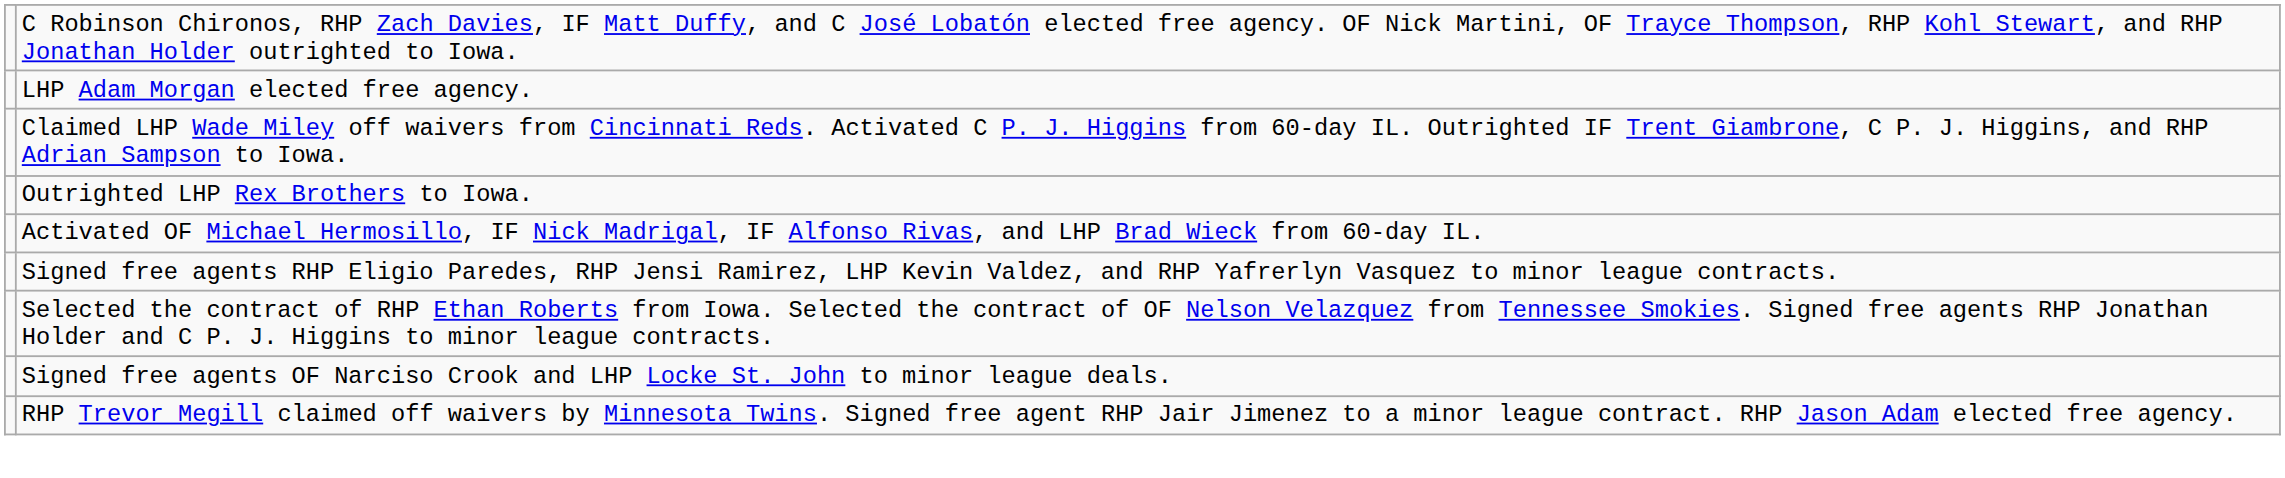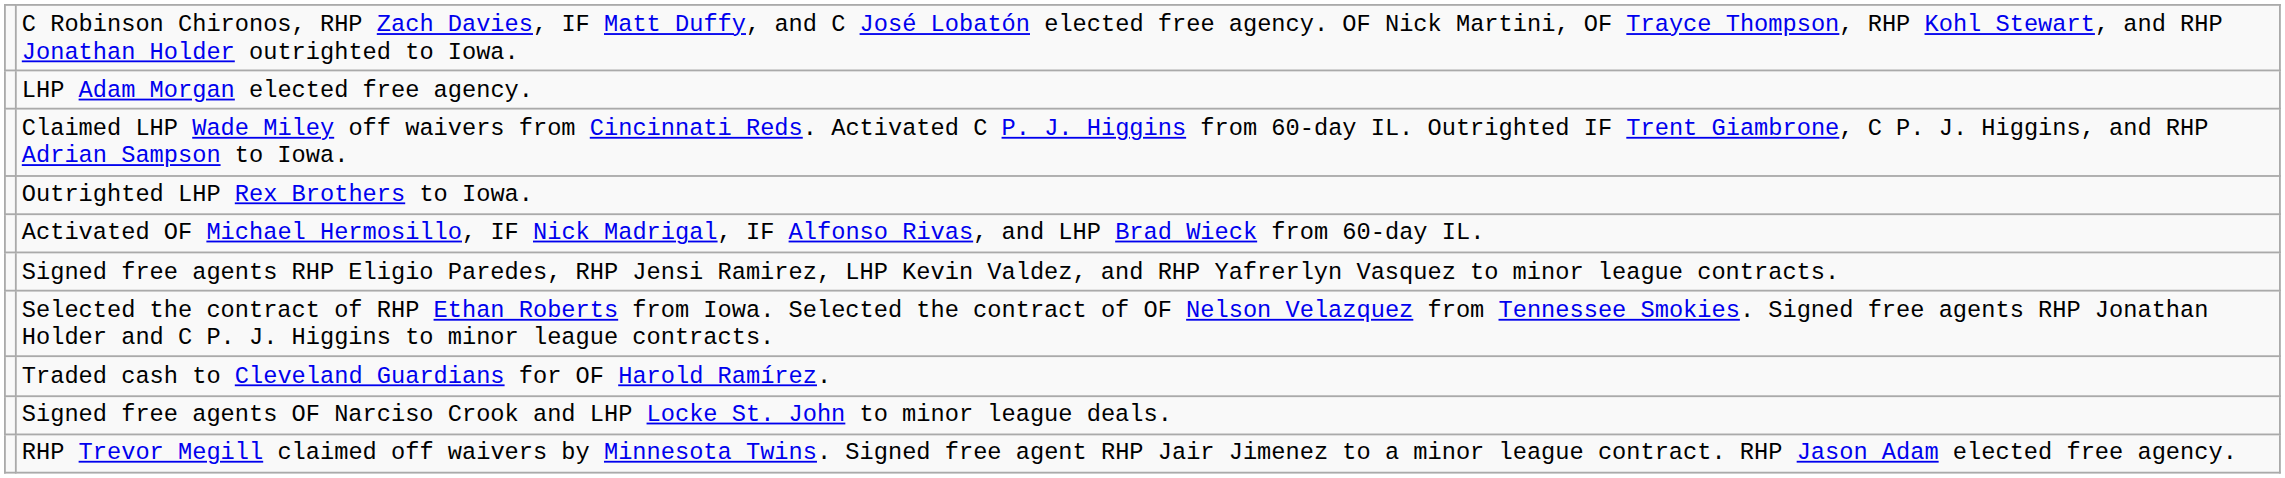+ row: (426, 376)
